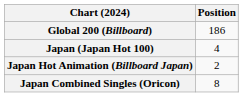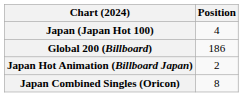rows swapped: (100, 30) <-> (100, 48)
